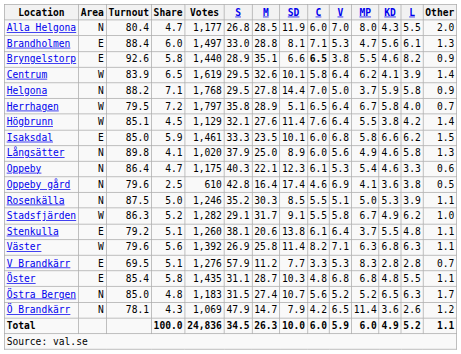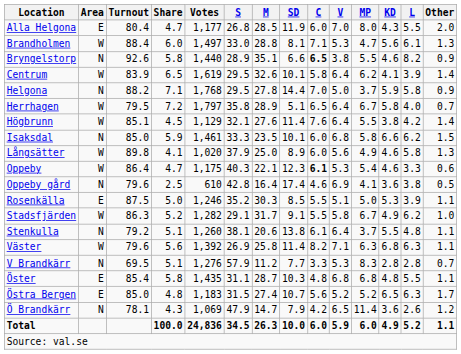(101, 28) N -> (101, 28) E
(101, 44) E -> (101, 44) W
(101, 59) E -> (101, 59) N
(101, 138) E -> (101, 138) N
(101, 153) N -> (101, 153) W
(101, 169) N -> (101, 169) W
(318, 169) normal -> (318, 169) bold
(101, 200) N -> (101, 200) E
(101, 232) E -> (101, 232) N
(101, 263) E -> (101, 263) N
(101, 294) N -> (101, 294) E
